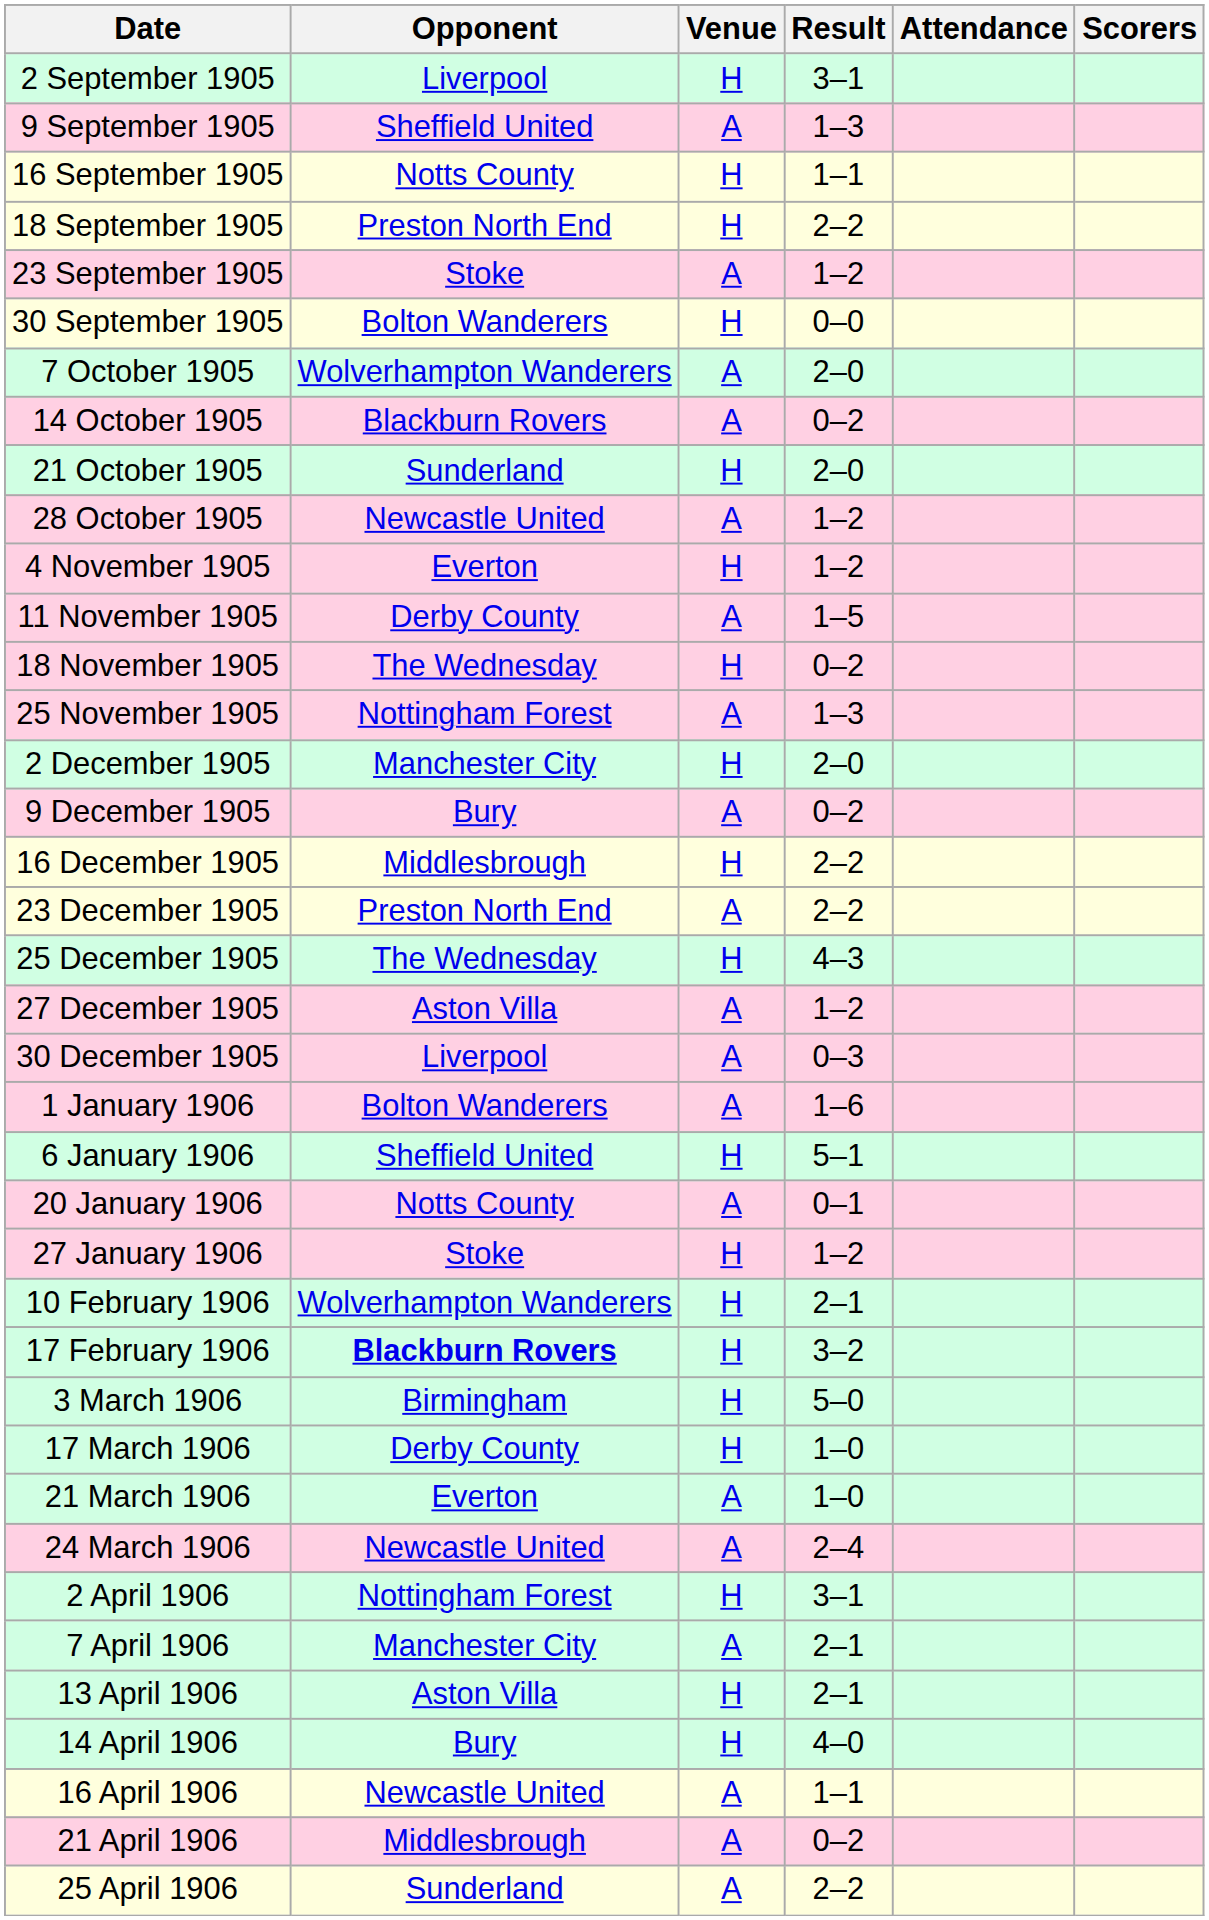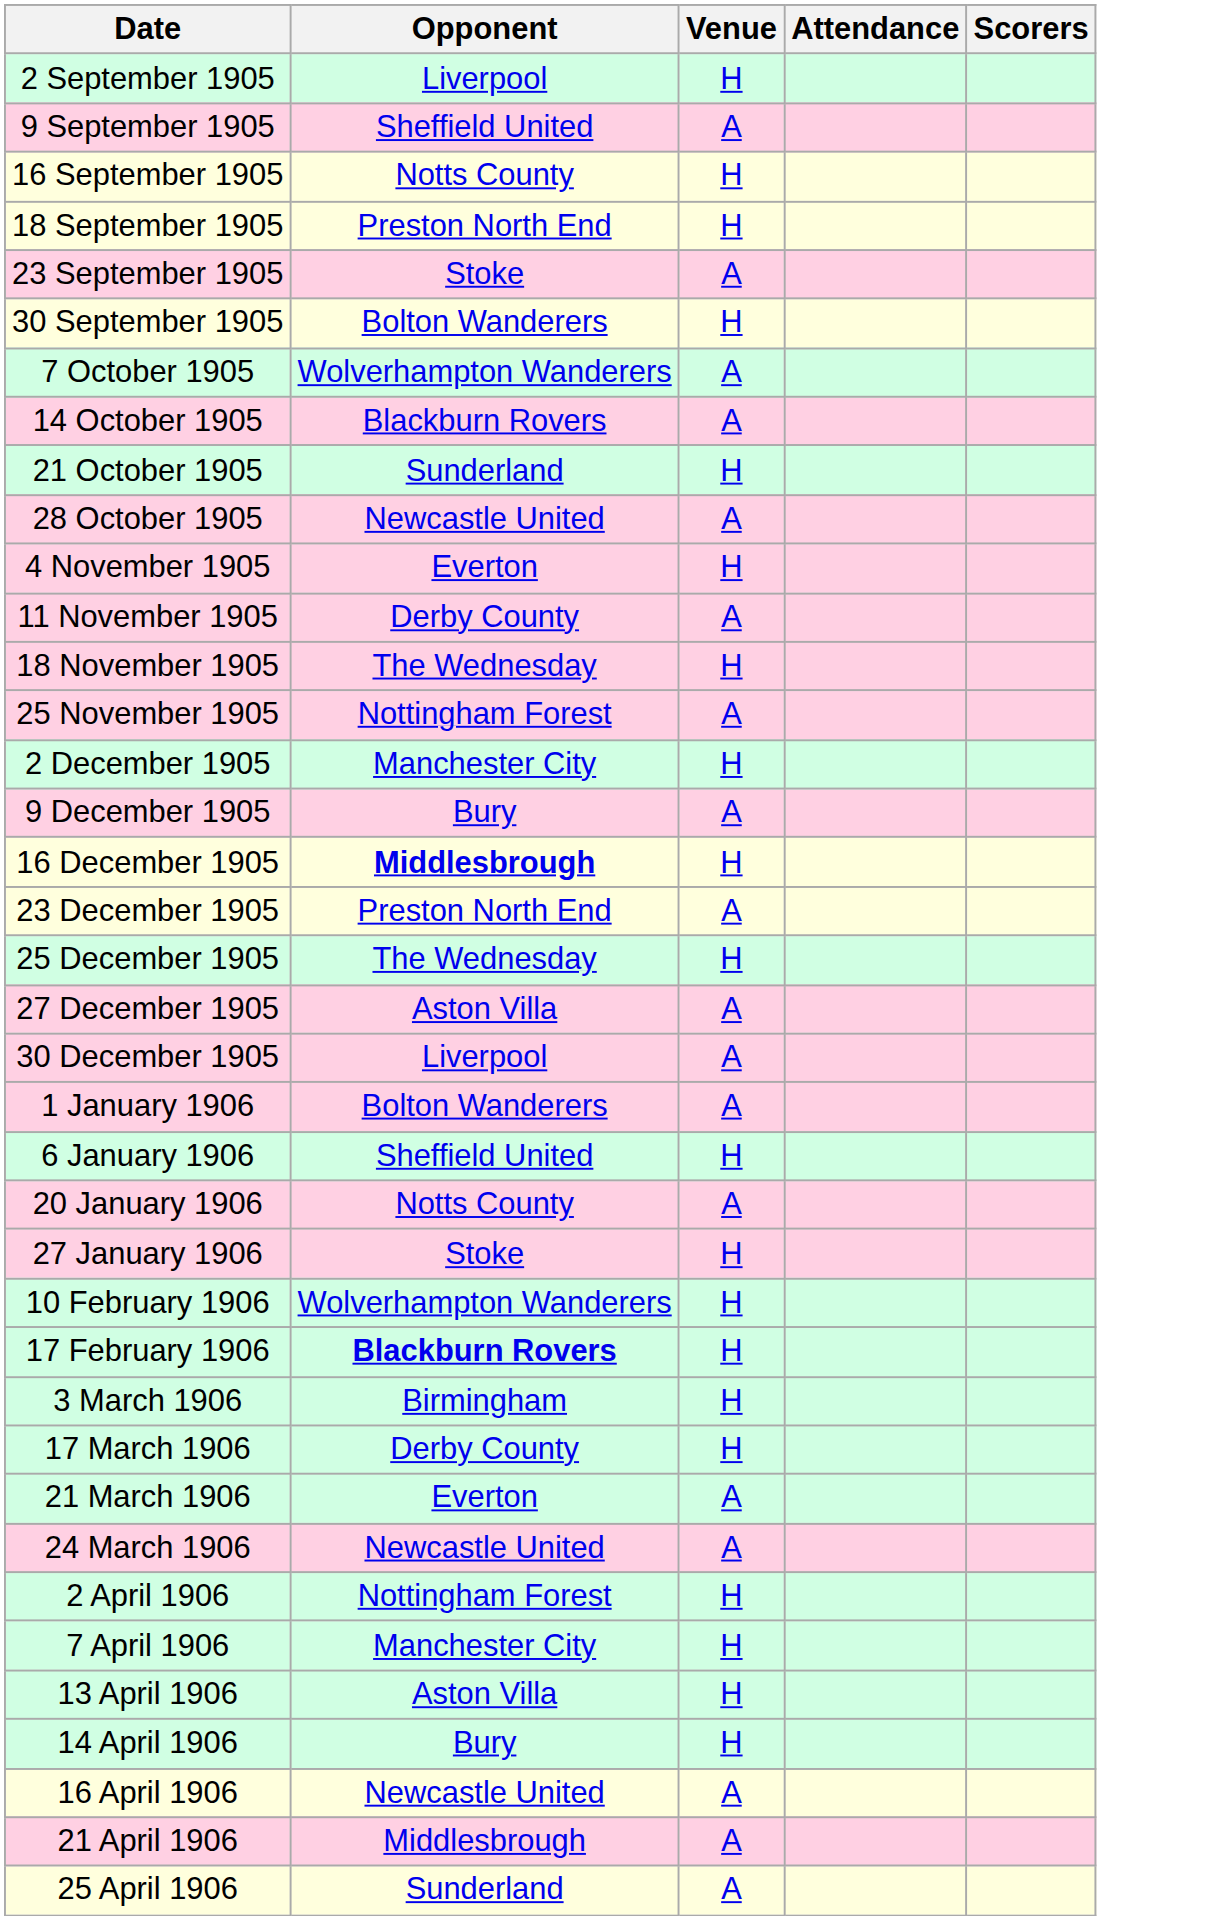- column: (838, 28)
(485, 861) normal -> (485, 861) bold
(731, 1645) A -> (731, 1645) H
